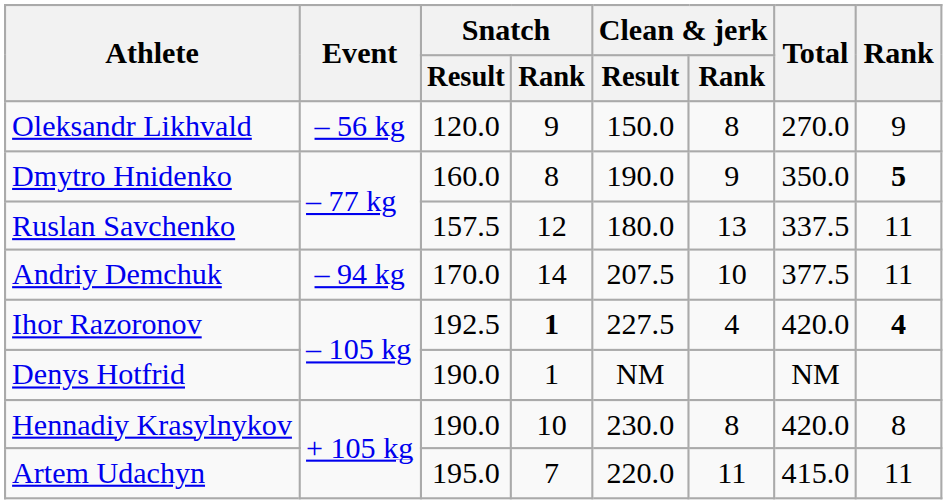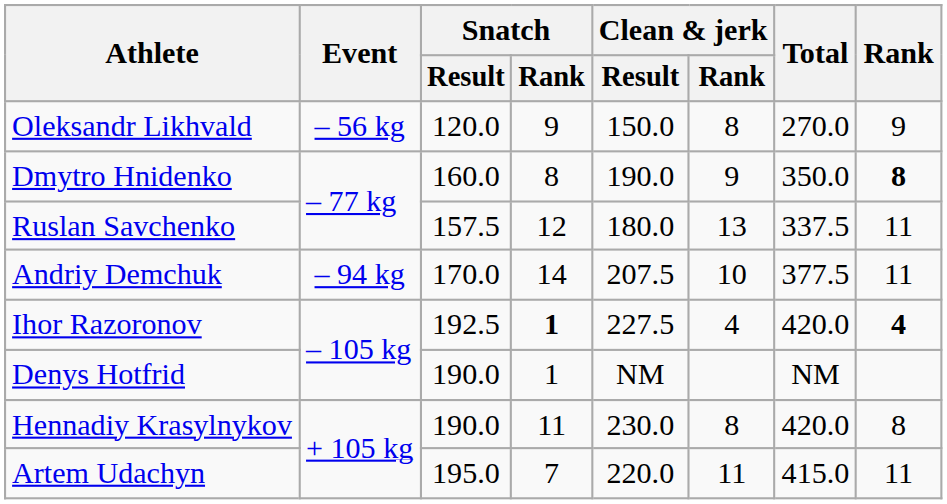(899, 175) 5 -> (899, 175) 8
(552, 424) 10 -> (552, 424) 11
